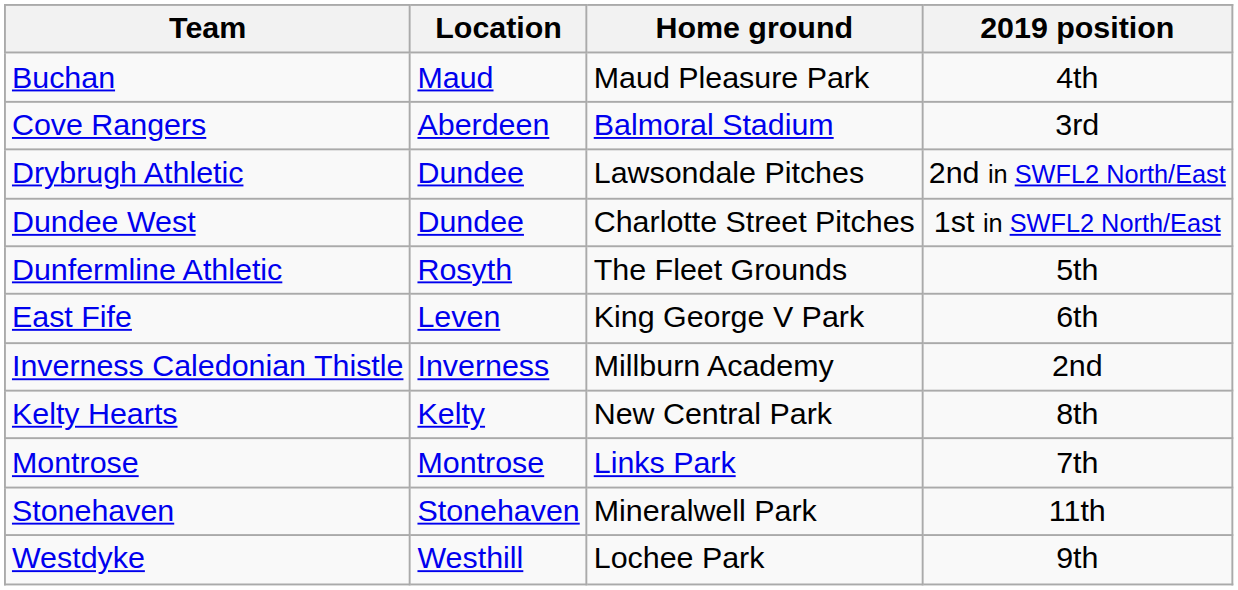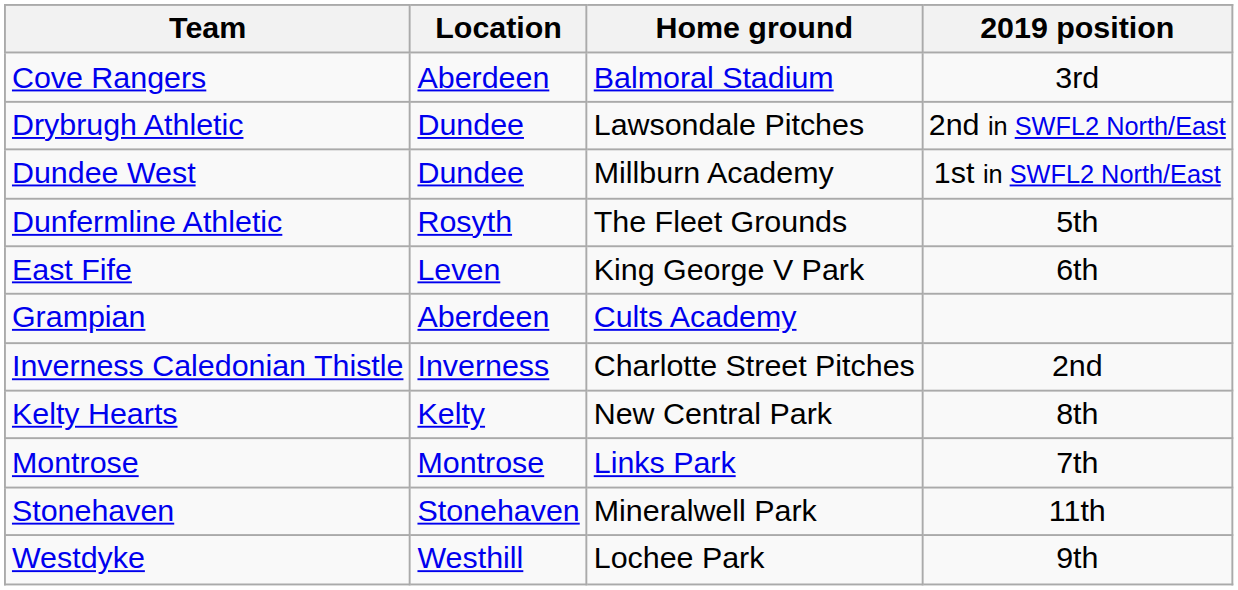- row: (64, 76)
(754, 221) Charlotte Street Pitches -> (714, 173) Millburn Academy
+ row: (79, 317)
(714, 366) Millburn Academy -> (754, 366) Charlotte Street Pitches
